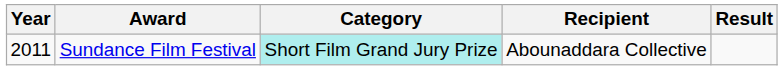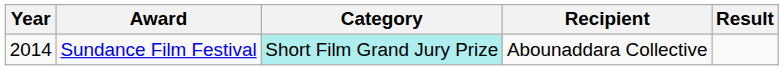(31, 49) 2011 -> (31, 49) 2014
